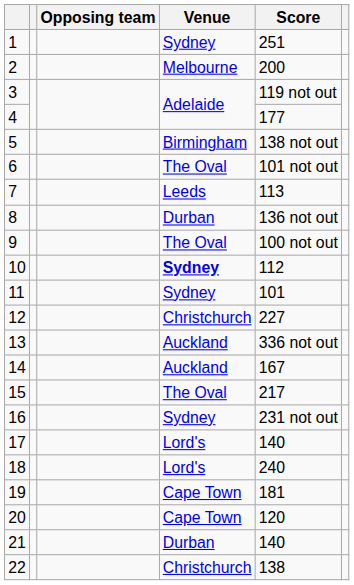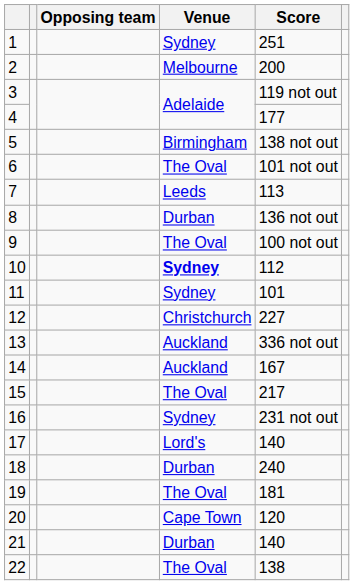(184, 468) Lord's -> (189, 468) Durban
(202, 493) Cape Town -> (195, 493) The Oval
(207, 568) Christchurch -> (195, 568) The Oval
